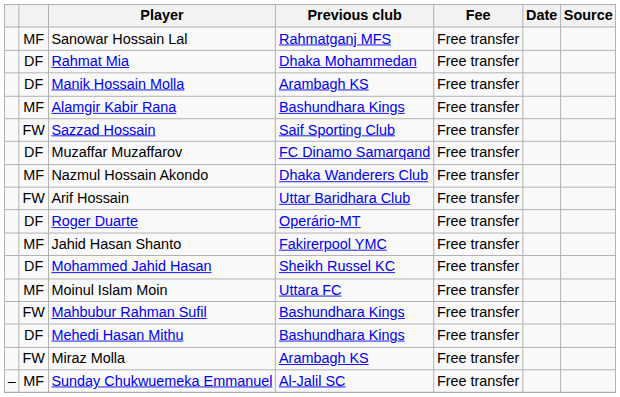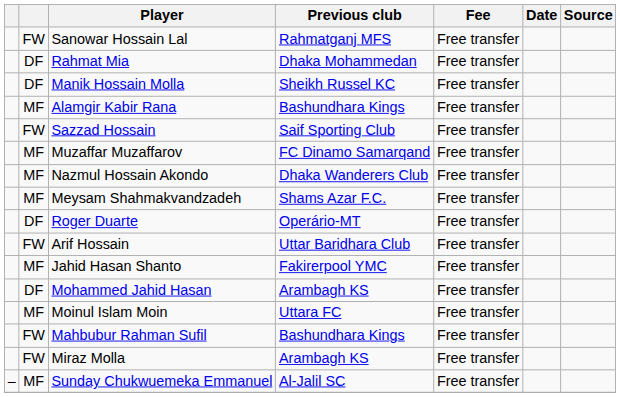(34, 38) MF -> (34, 38) FW
(324, 84) Arambagh KS -> (337, 84) Sheikh Russel KC
(34, 152) DF -> (34, 152) MF
+ row: (146, 198)
rows swapped: (95, 221) <-> (90, 198)
(337, 267) Sheikh Russel KC -> (324, 289) Arambagh KS
- row: (117, 335)
